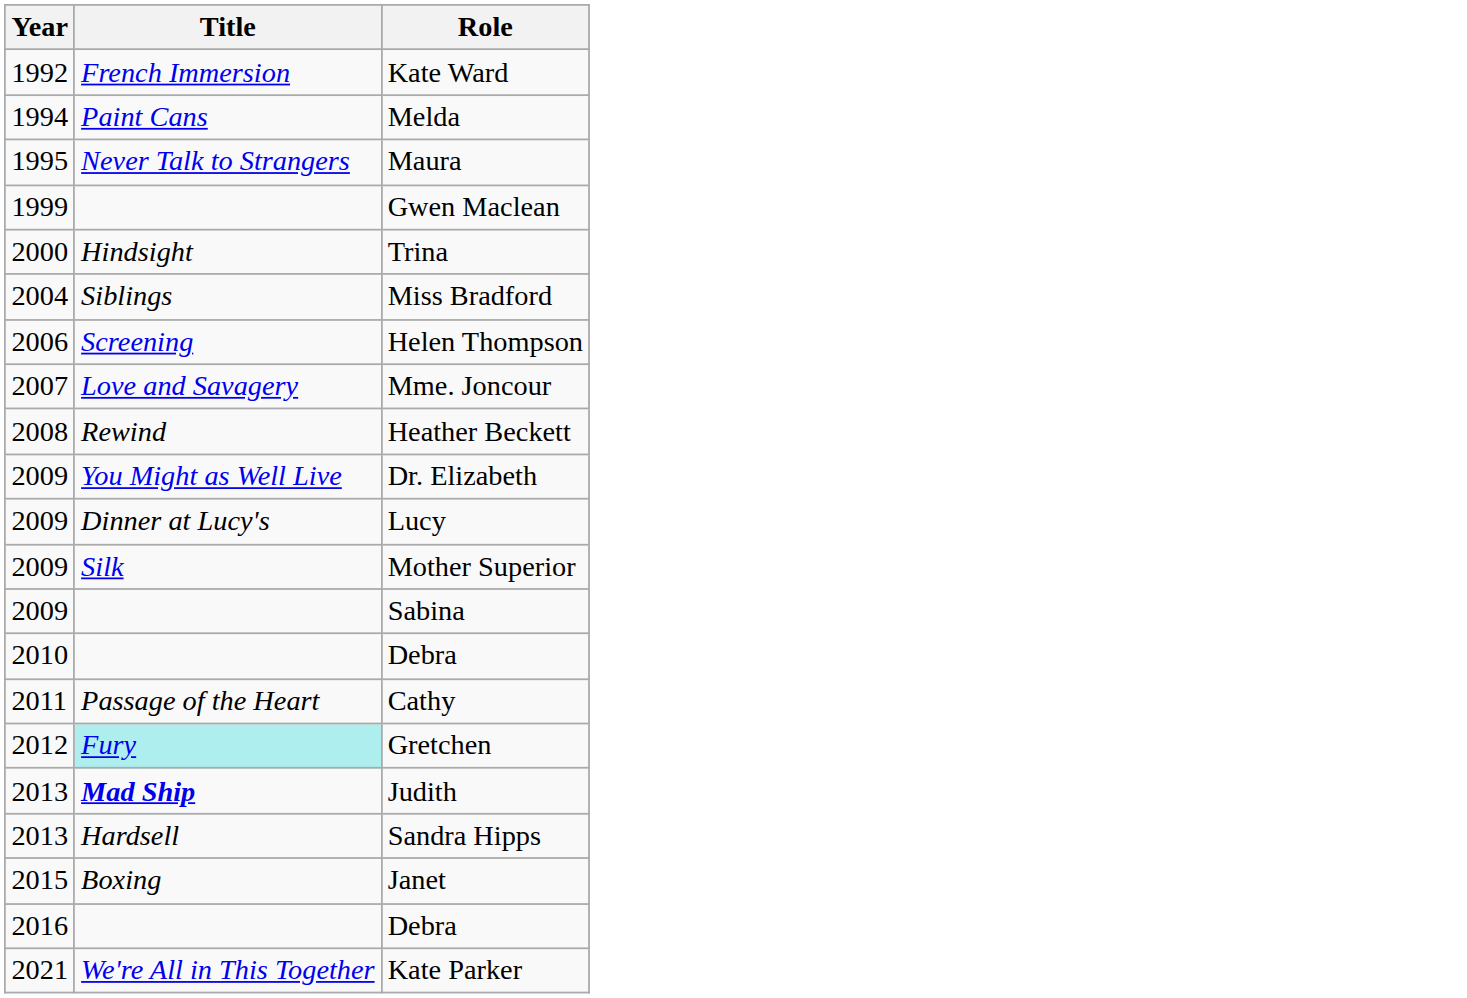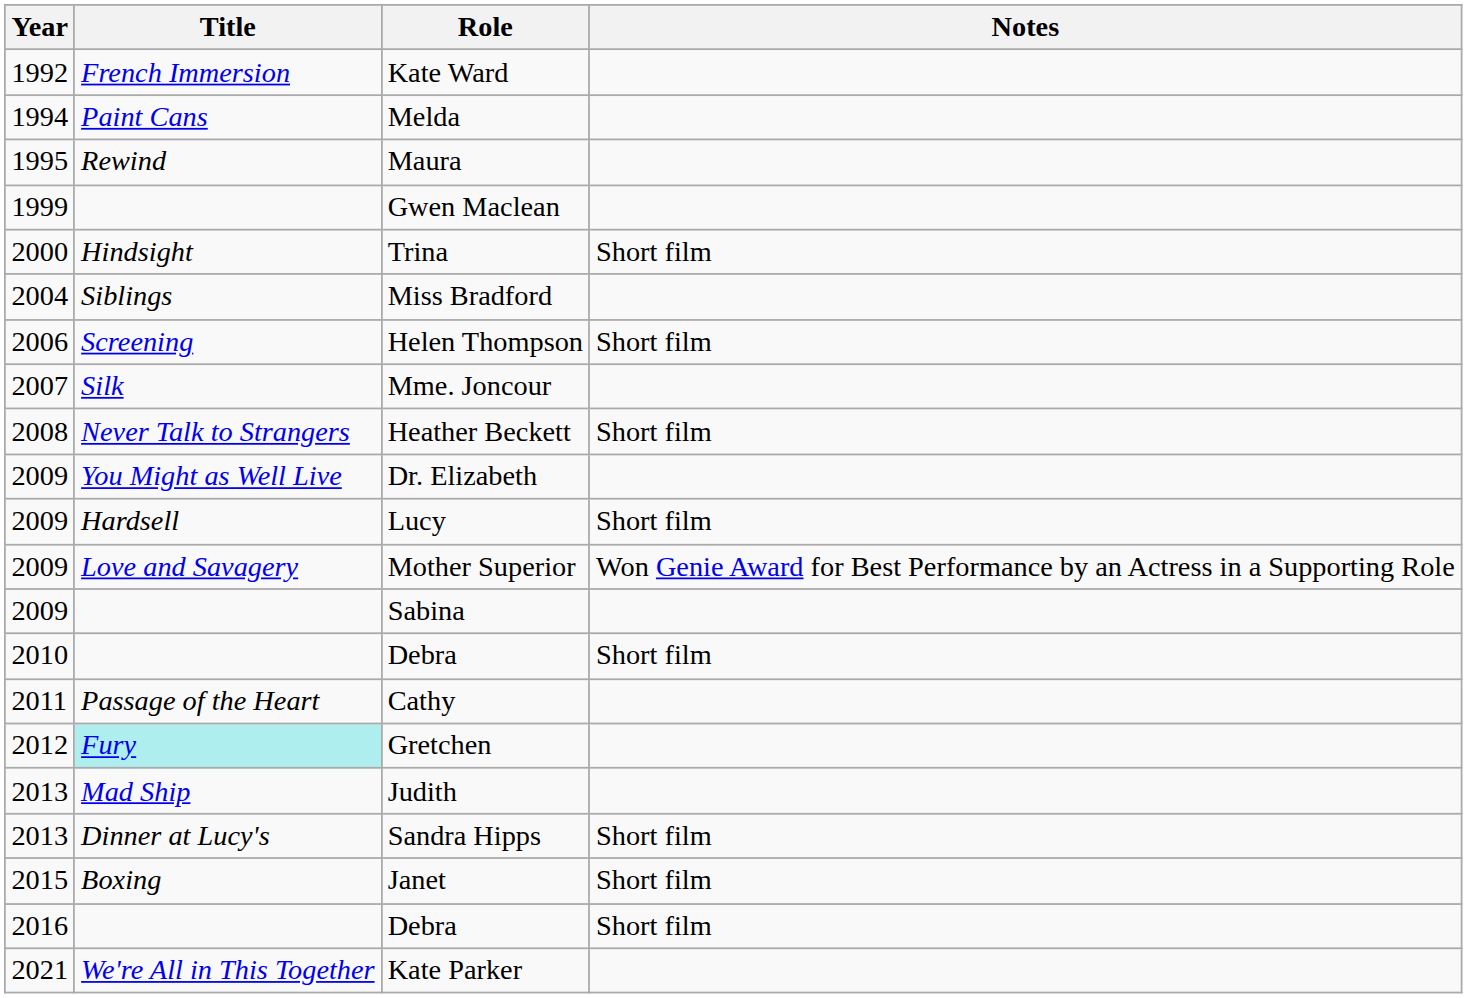+ column: (1025, 26)
(216, 161) Never Talk to Strangers -> (124, 161) Rewind
(190, 386) Love and Savagery -> (102, 386) Silk
(124, 431) Rewind -> (216, 431) Never Talk to Strangers
(175, 521) Dinner at Lucy's -> (130, 521) Hardsell
(102, 565) Silk -> (190, 565) Love and Savagery
(138, 790) bold -> (136, 790) normal
(130, 835) Hardsell -> (175, 835) Dinner at Lucy's
